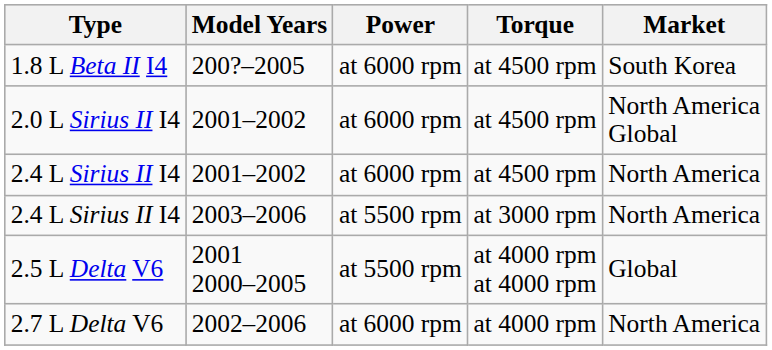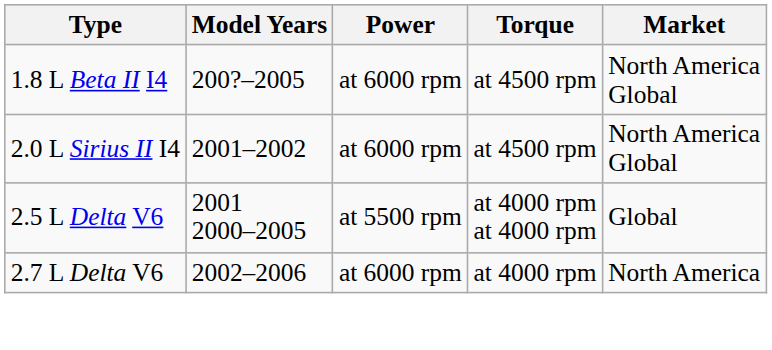(672, 65) South Korea -> (684, 79) North America Global
- row: (95, 174)
- row: (95, 214)
